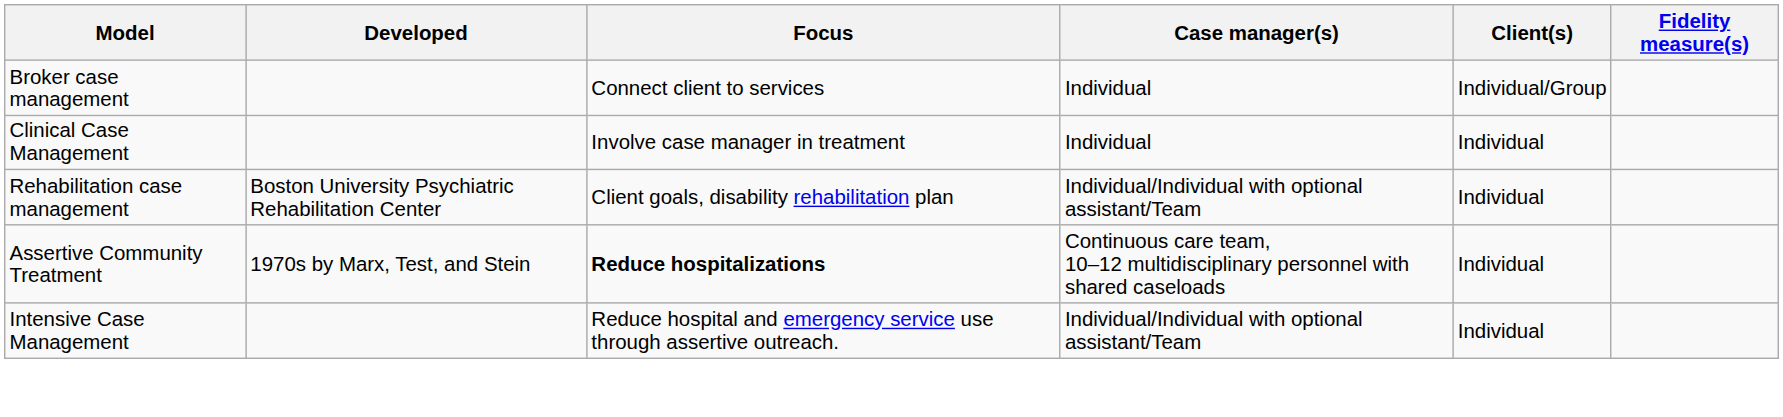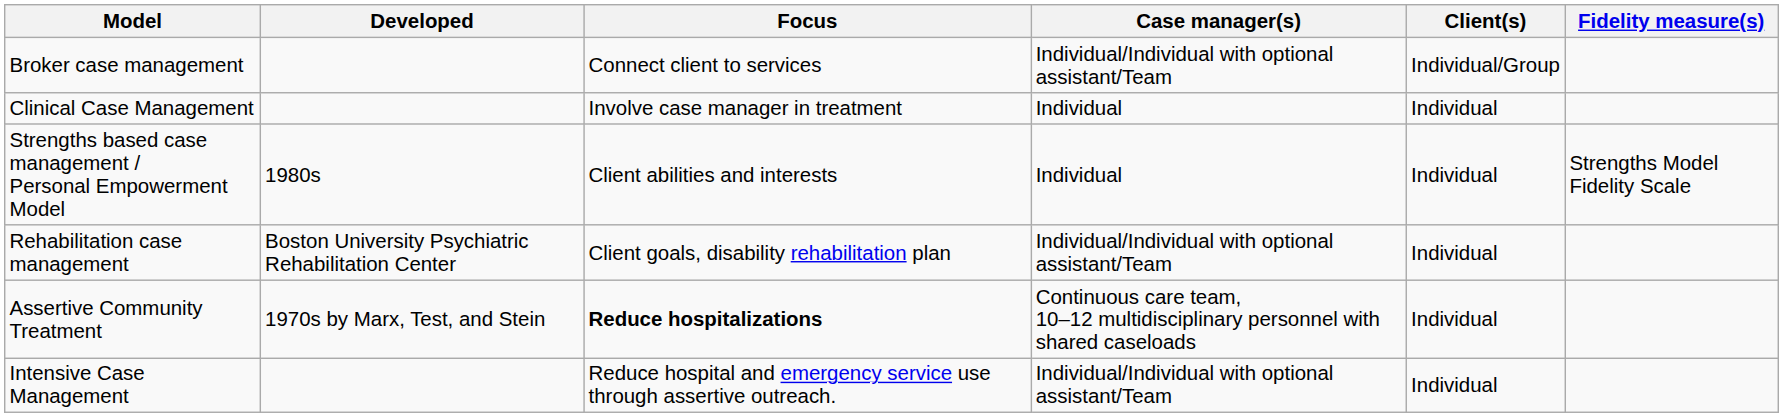(1108, 88) Individual -> (1185, 65) Individual/Individual with optional assistant/Team
+ row: (119, 175)
